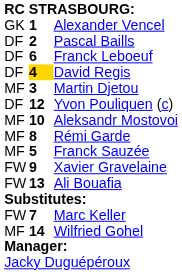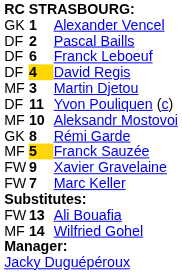(37, 104) 12 -> (36, 104) 11
(14, 136) MF -> (14, 136) GK
(33, 151) no background -> (33, 151) gold background
rows swapped: (90, 215) <-> (88, 183)
